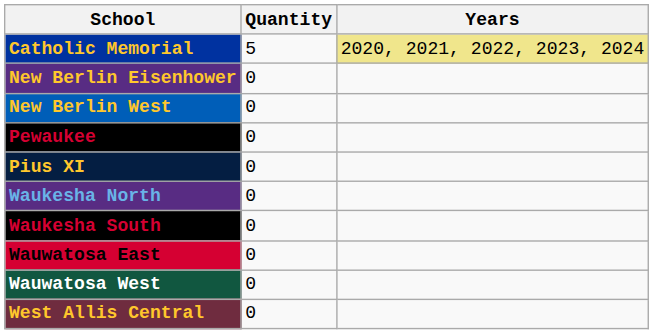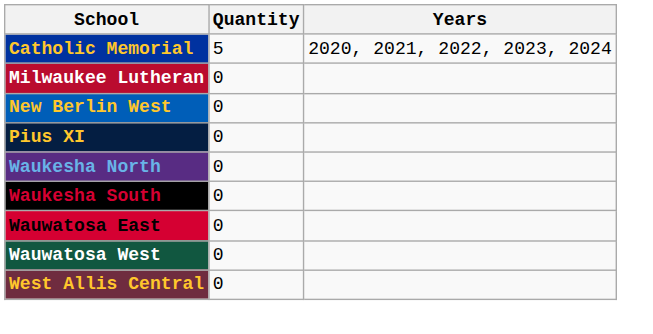(492, 49) khaki background -> (460, 49) no background
+ row: (107, 78)
- row: (123, 78)
- row: (52, 137)
